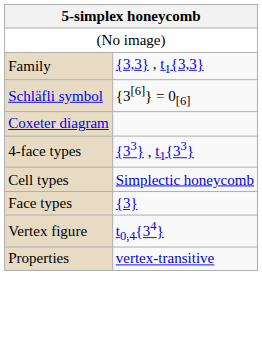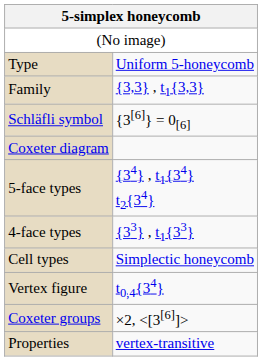+ row: (23, 64)
+ row: (45, 187)
- row: (40, 203)
+ row: (54, 317)
